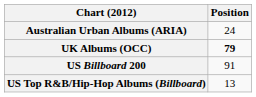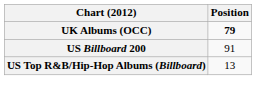- row: (106, 30)
